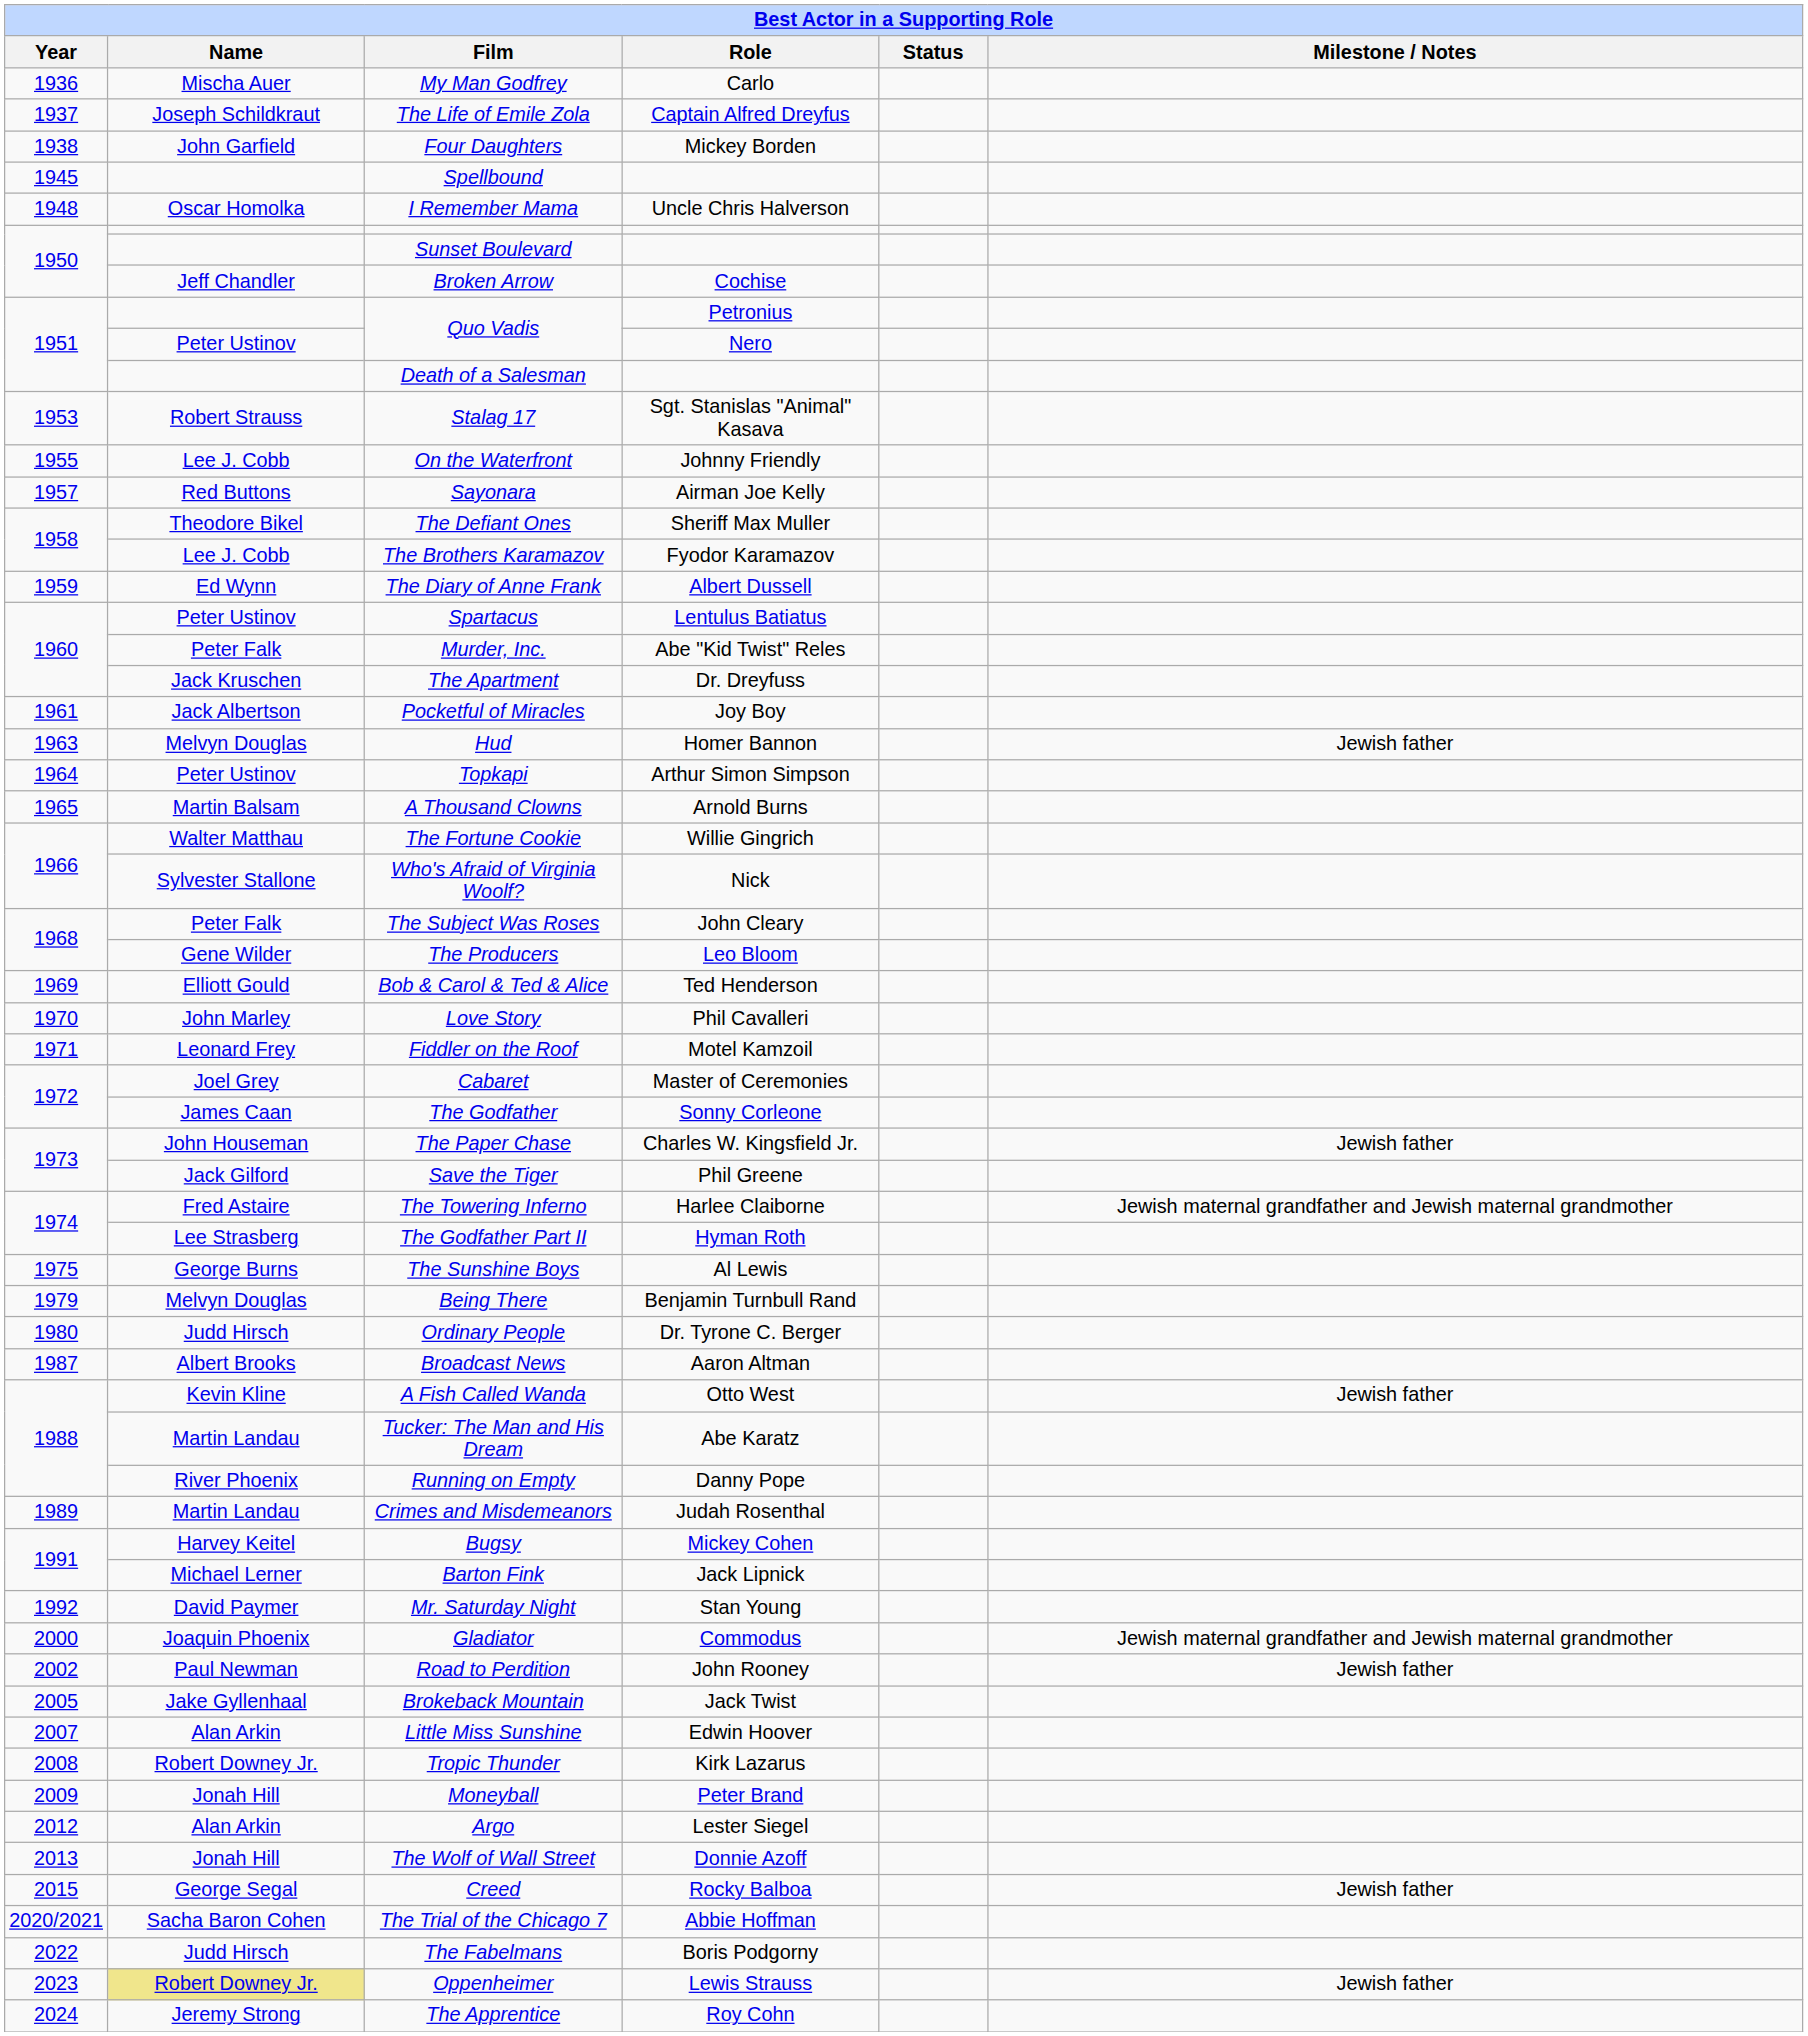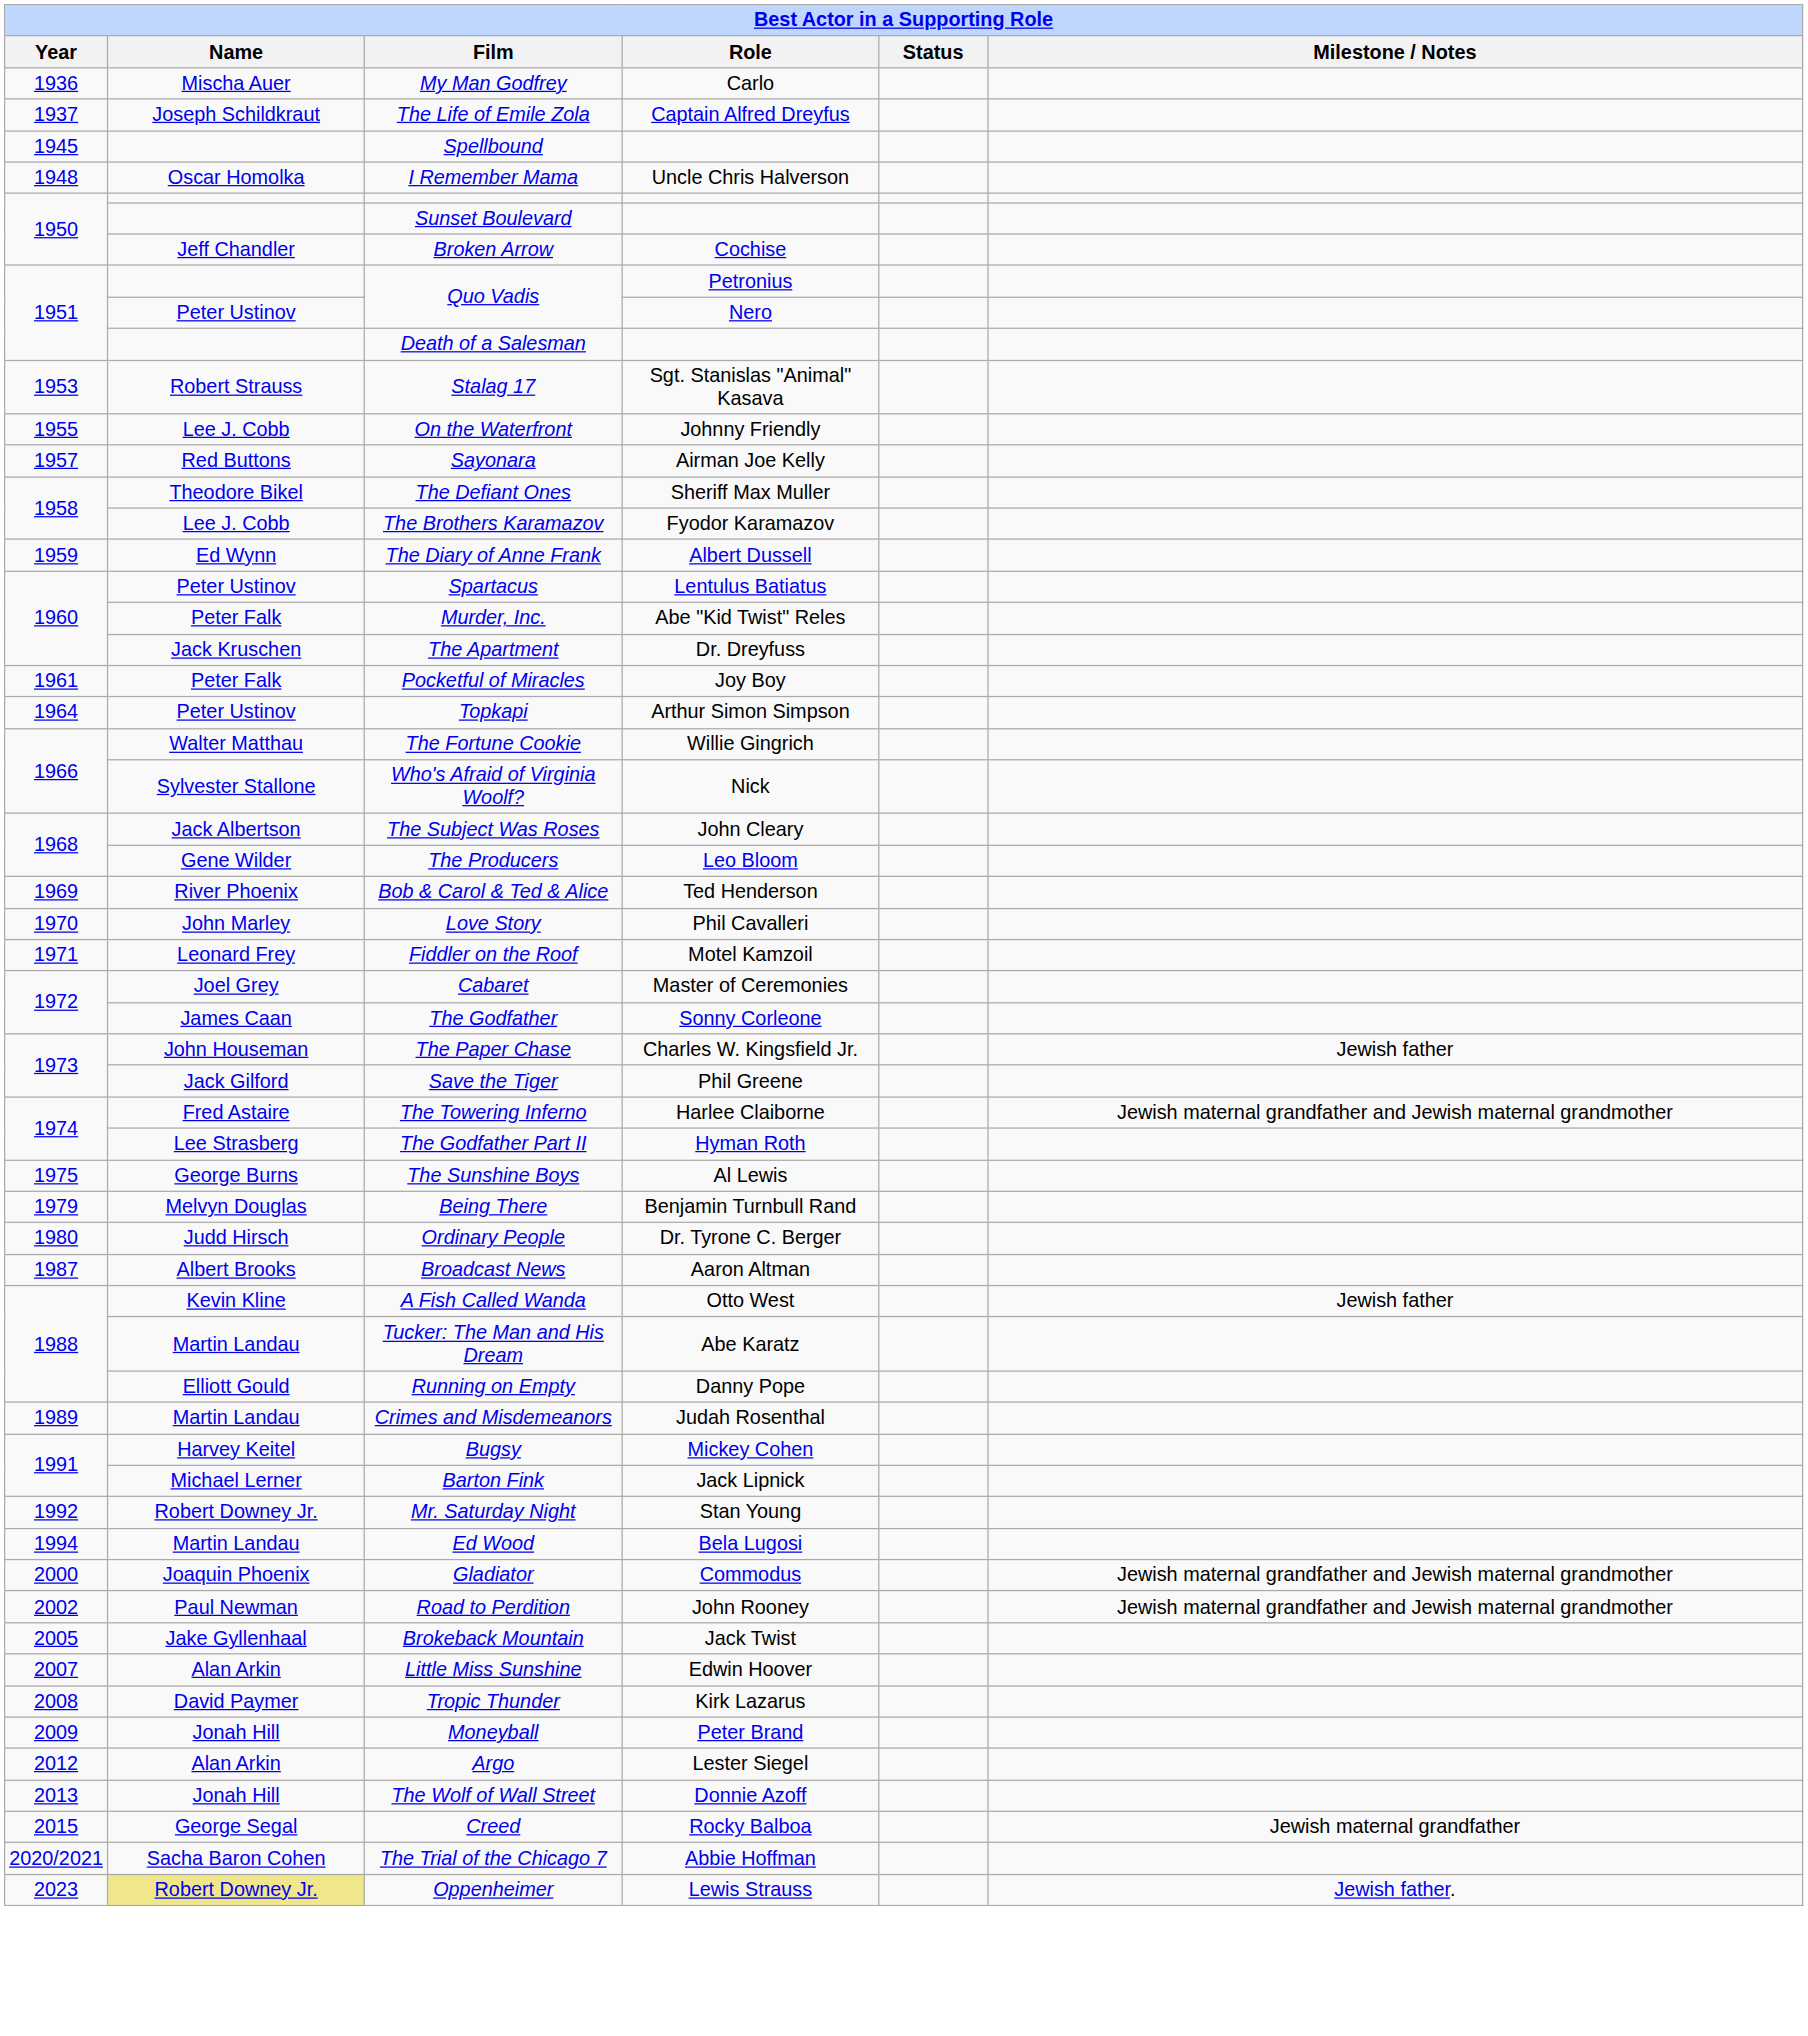- row: (493, 146)
(236, 712) Jack Albertson -> (236, 680) Peter Falk
- row: (493, 743)
- row: (493, 806)
(236, 923) Peter Falk -> (236, 829) Jack Albertson
(236, 986) Elliott Gould -> (236, 892) River Phoenix
(236, 1480) River Phoenix -> (236, 1386) Elliott Gould
(236, 1606) David Paymer -> (236, 1512) Robert Downey Jr.
+ row: (493, 1543)
(1395, 1669) Jewish father -> (1395, 1606) Jewish maternal grandfather and Jewish maternal grandmother
(236, 1763) Robert Downey Jr. -> (236, 1701) David Paymer
(1395, 1889) Jewish father -> (1395, 1826) Jewish maternal grandfather
- row: (493, 1952)
(1395, 1984) Jewish father -> (1395, 1889) Jewish father.
- row: (493, 2015)
